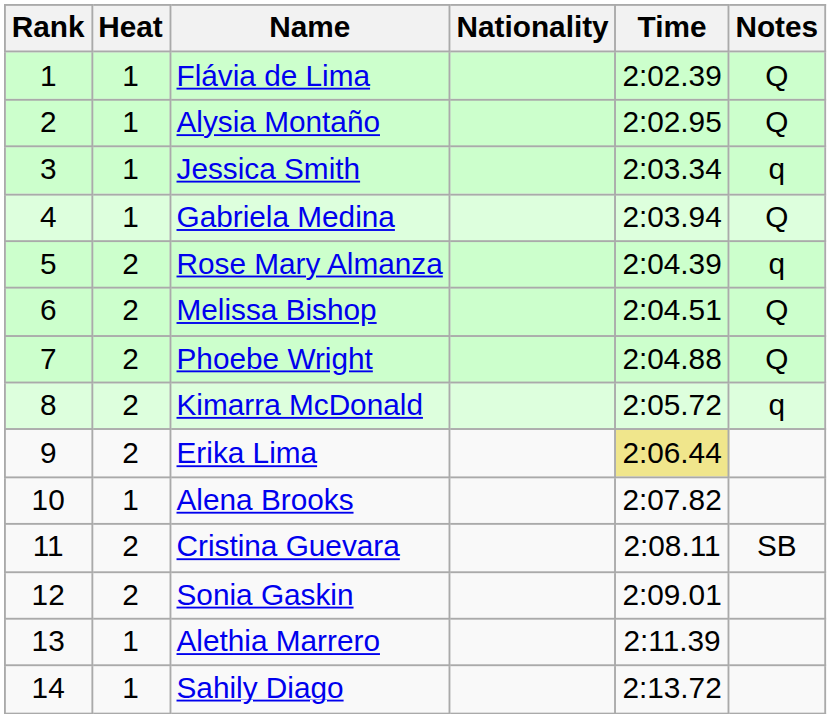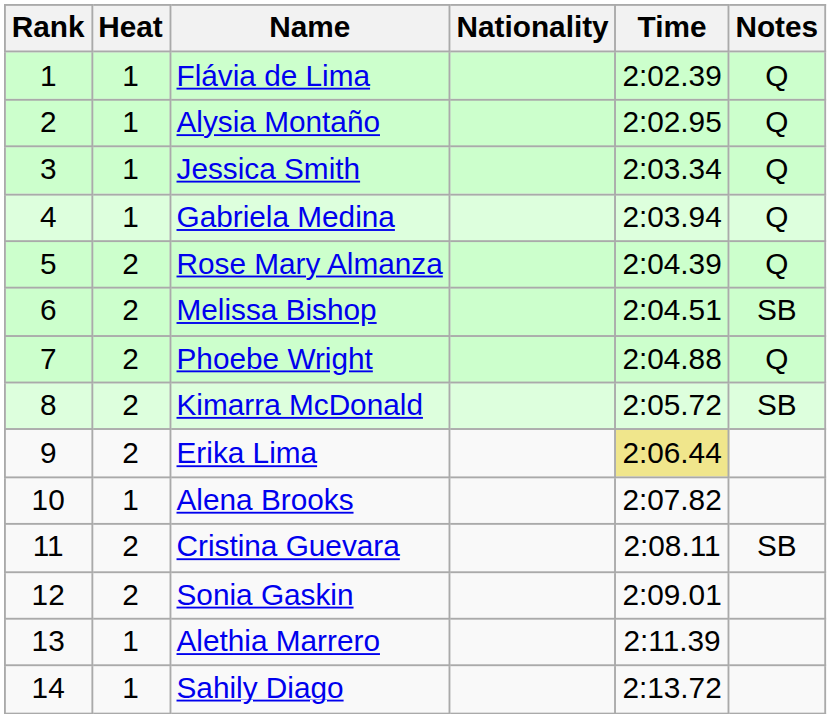(777, 169) q -> (777, 169) Q
(777, 264) q -> (777, 264) Q
(777, 311) Q -> (777, 311) SB
(777, 405) q -> (777, 405) SB
